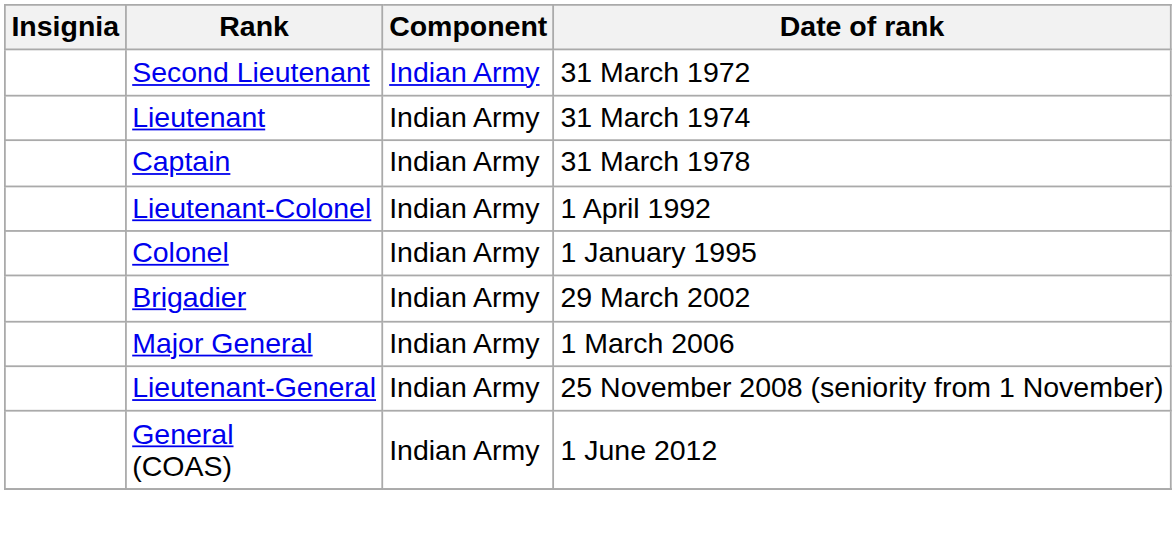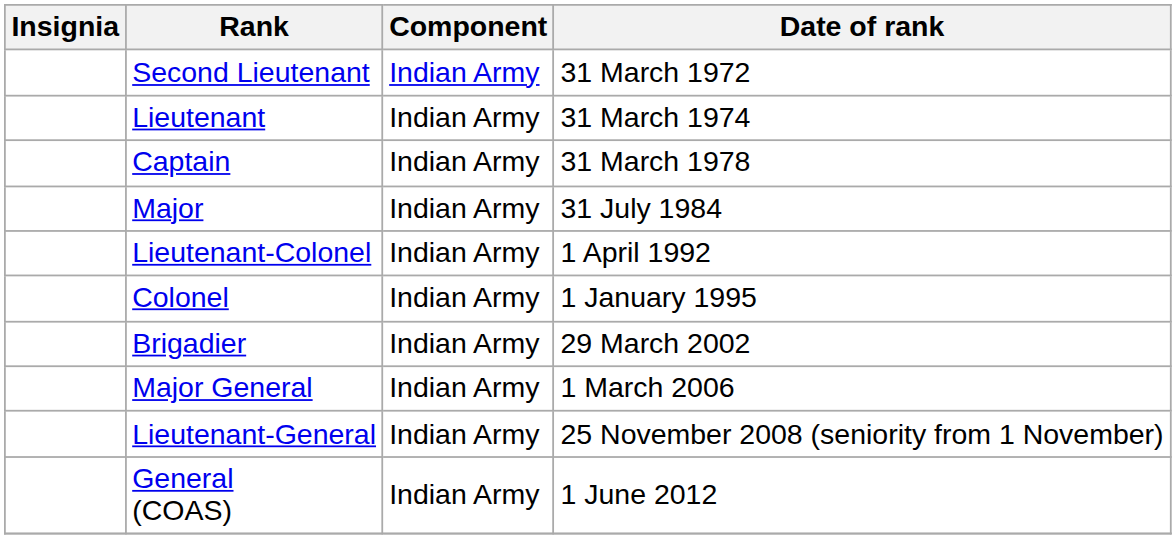+ row: (168, 207)
